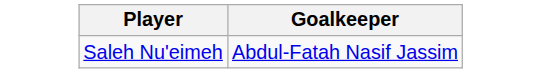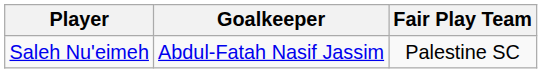+ column: (463, 20)
